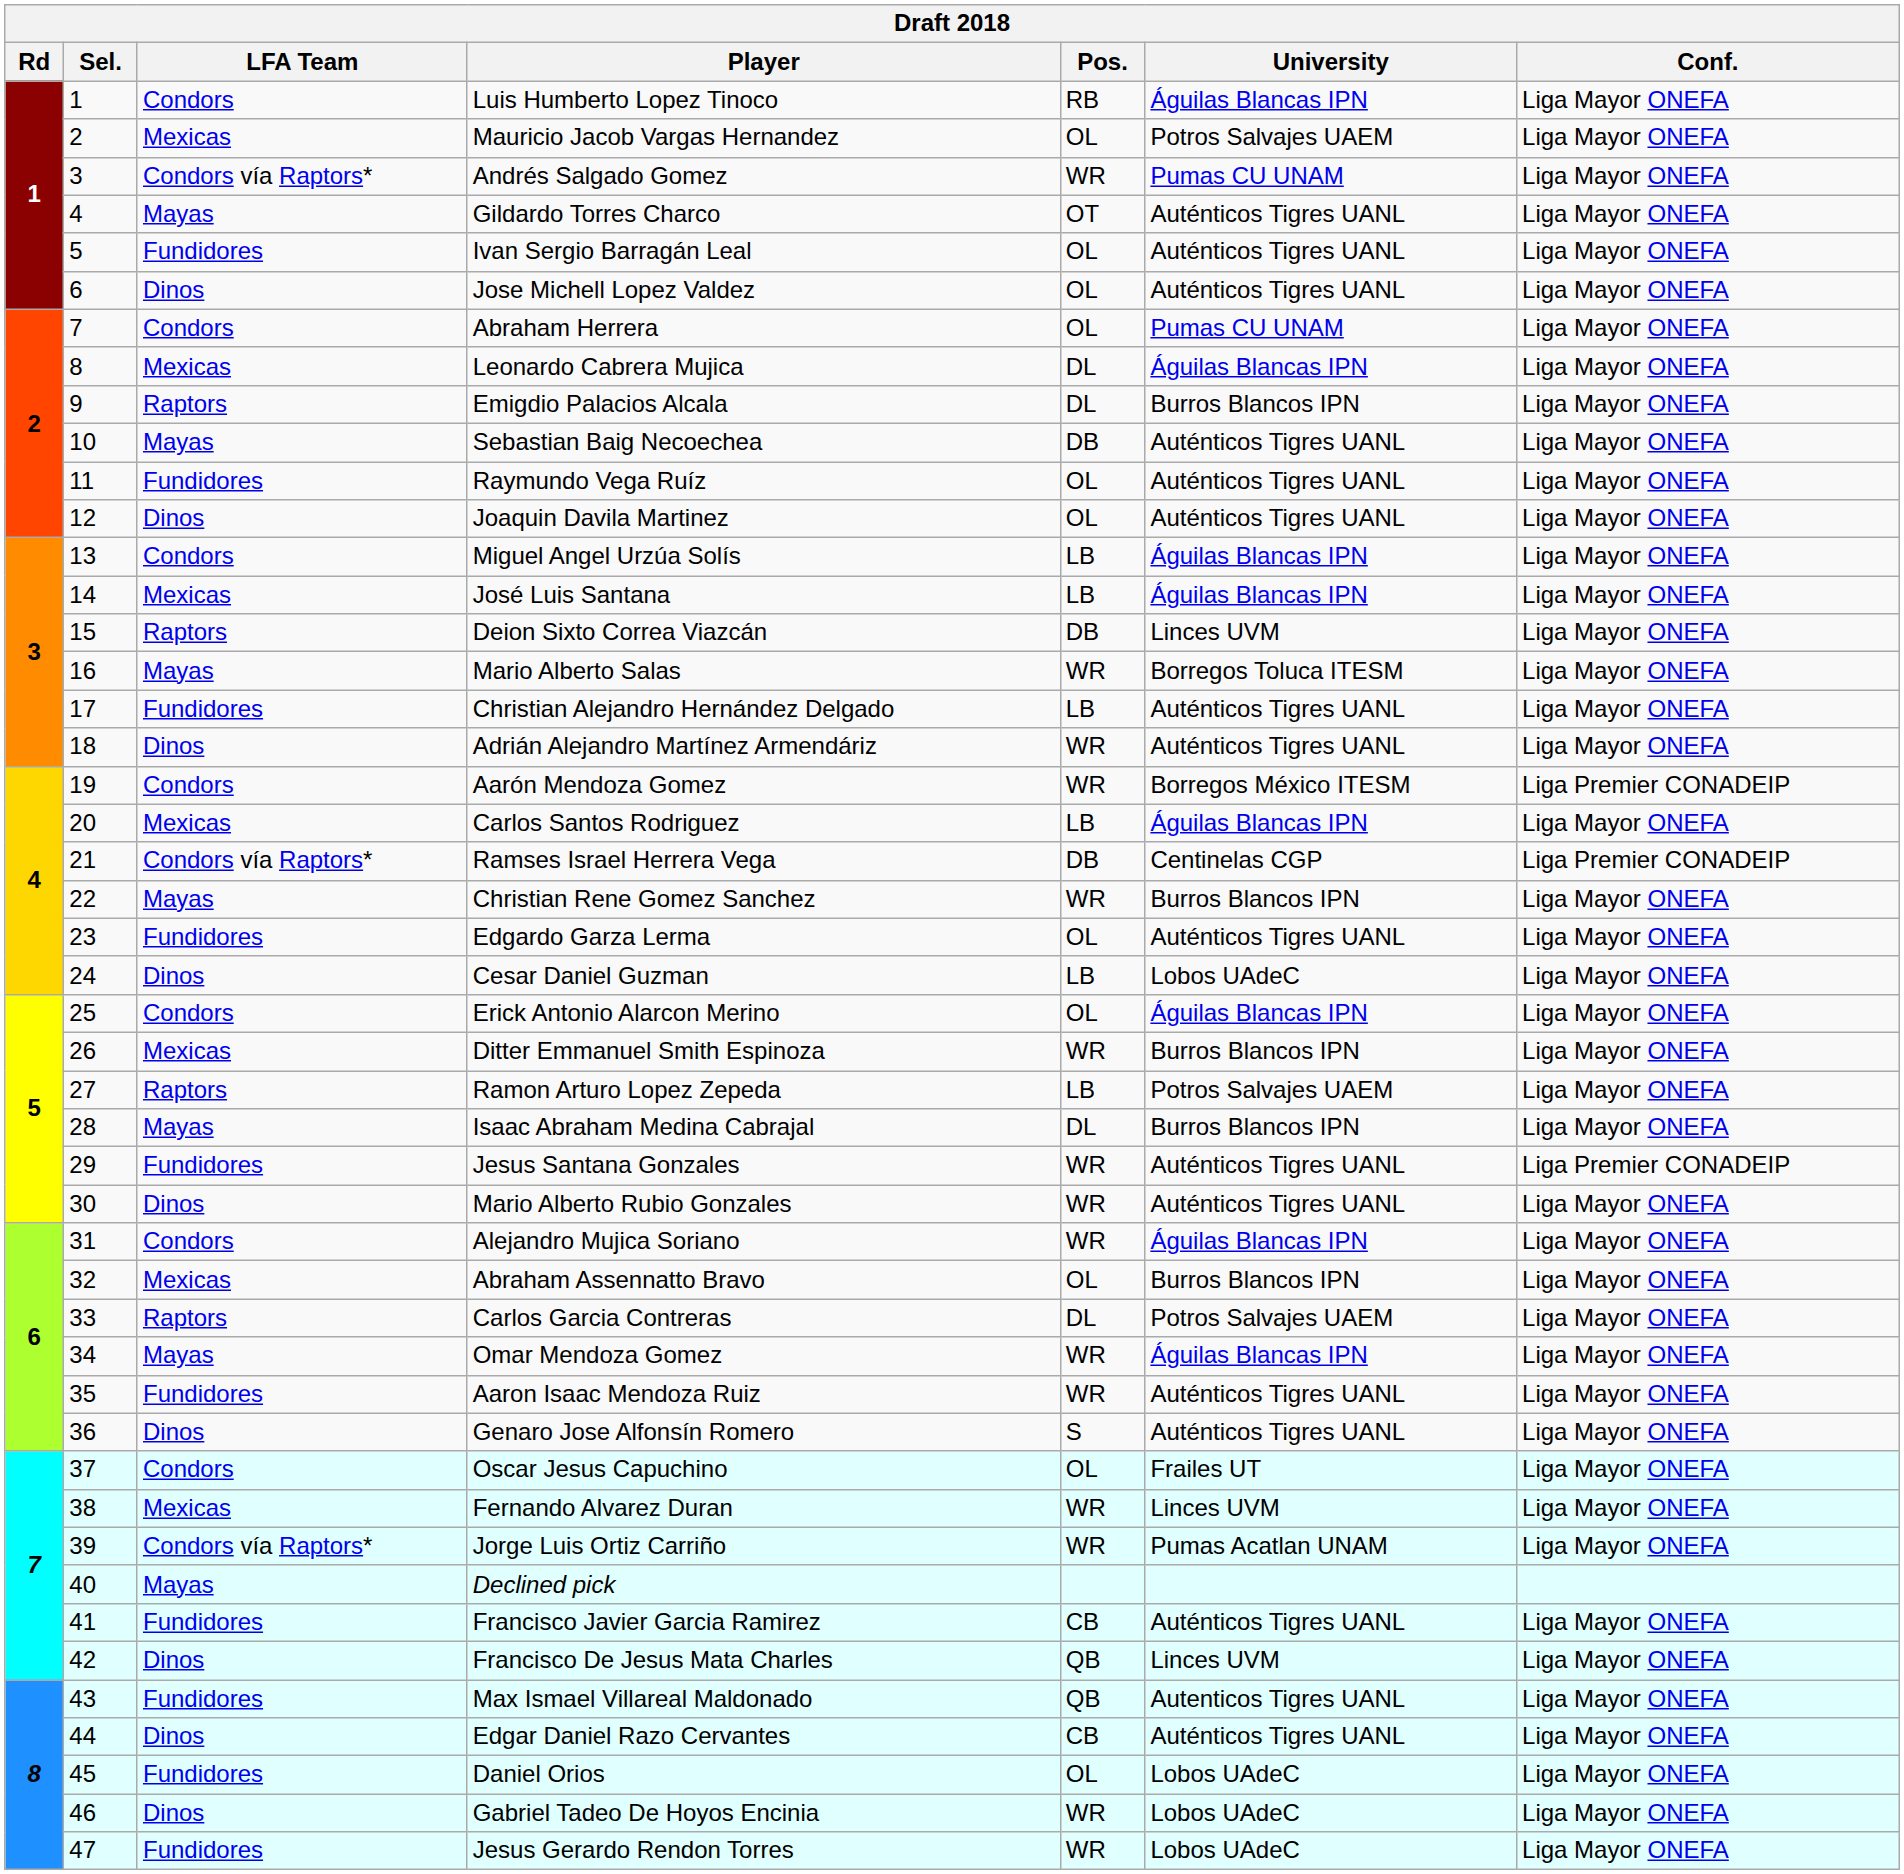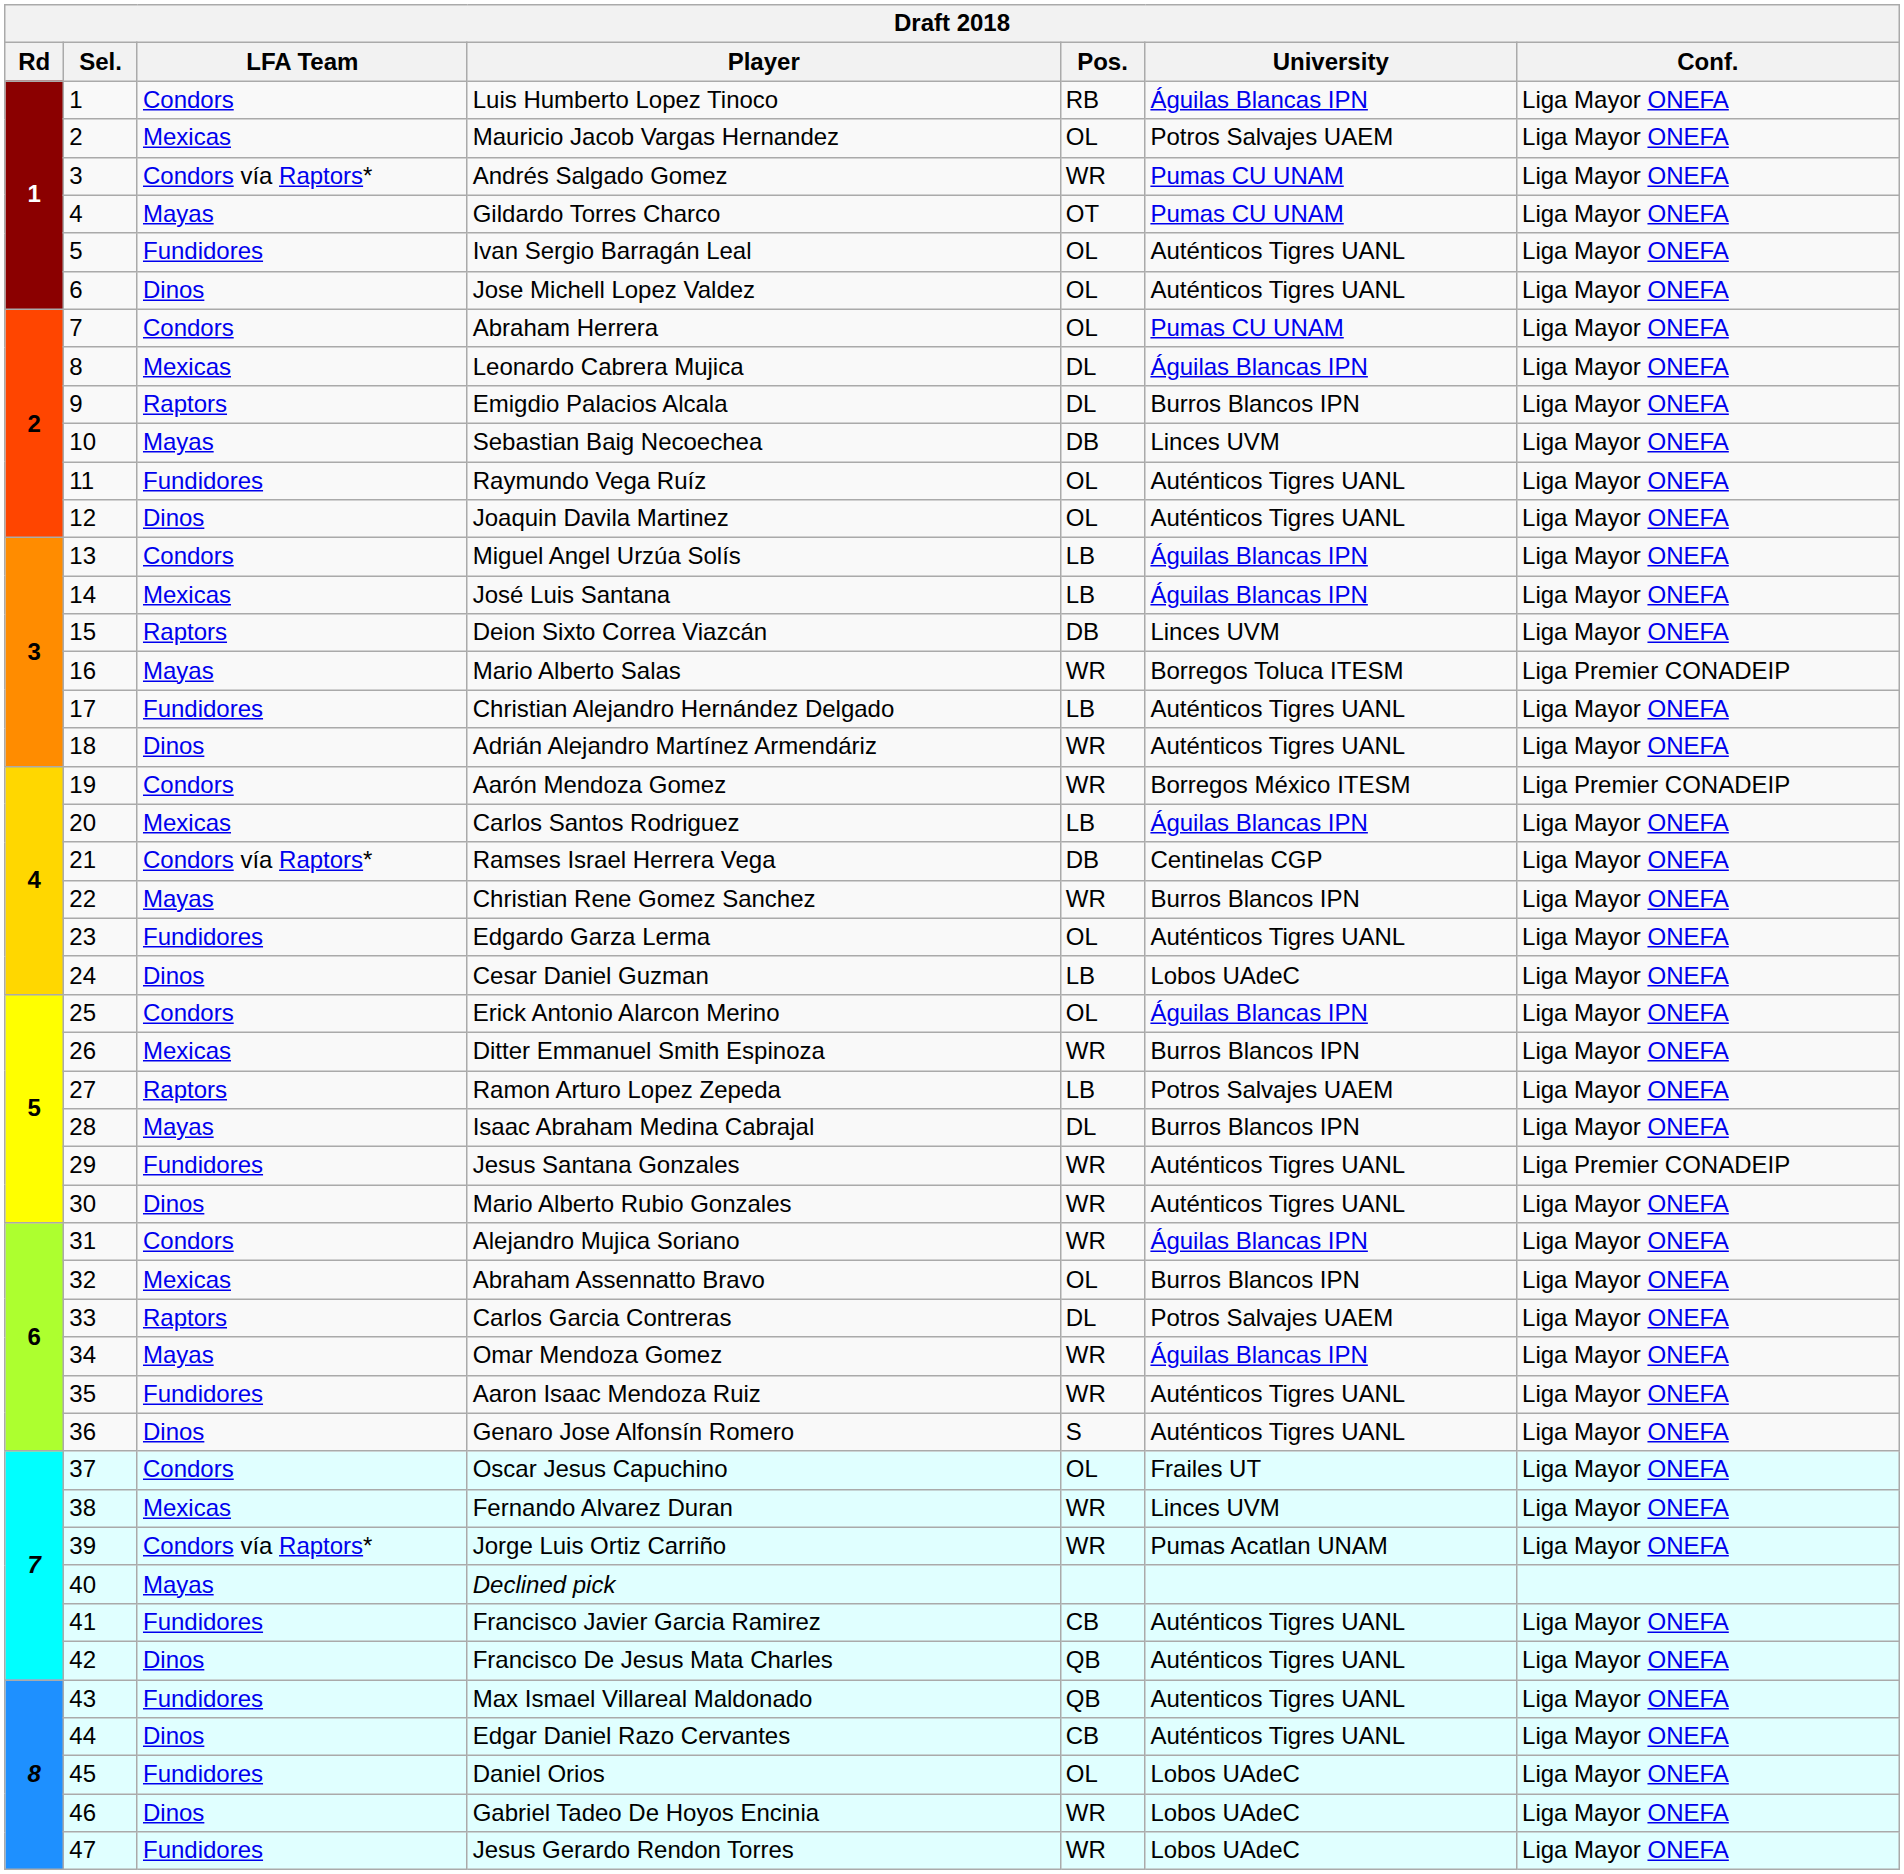(1278, 213) Auténticos Tigres UANL -> (1247, 213) Pumas CU UNAM
(1278, 442) Auténticos Tigres UANL -> (1215, 442) Linces UVM
(1625, 670) Liga Mayor ONEFA -> (1656, 670) Liga Premier CONADEIP
(1656, 860) Liga Premier CONADEIP -> (1625, 860) Liga Mayor ONEFA
(1215, 1660) Linces UVM -> (1278, 1660) Auténticos Tigres UANL
